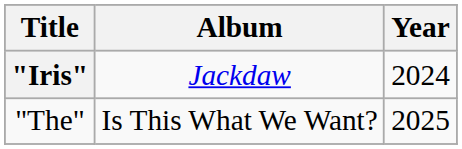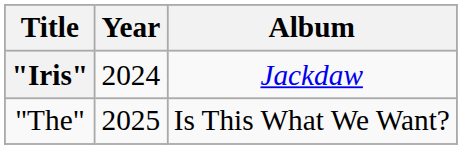columns swapped: (420, 27) <-> (240, 27)
